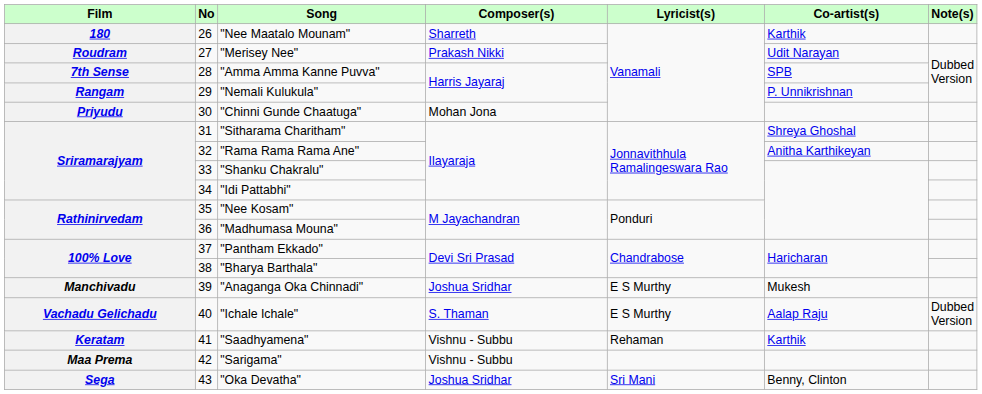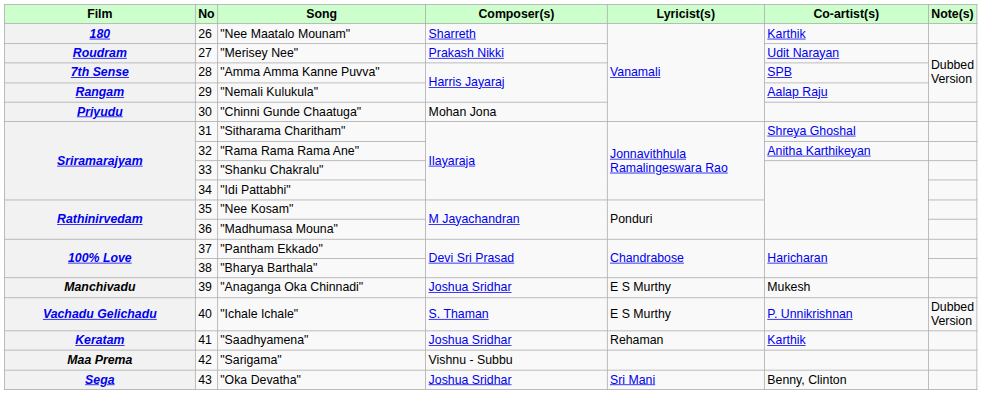(810, 92) P. Unnikrishnan -> (797, 92) Aalap Raju
(797, 314) Aalap Raju -> (810, 314) P. Unnikrishnan
(471, 340) Vishnu - Subbu -> (470, 340) Joshua Sridhar
